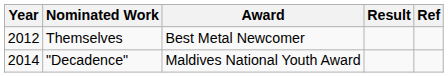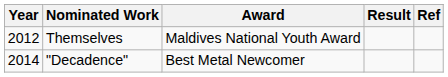(235, 38) Best Metal Newcomer -> (263, 38) Maldives National Youth Award
(263, 60) Maldives National Youth Award -> (235, 60) Best Metal Newcomer
